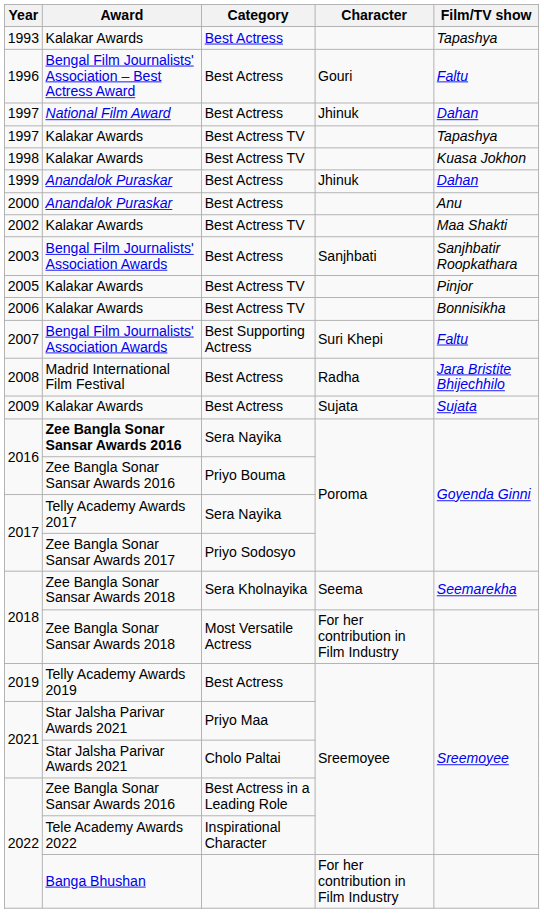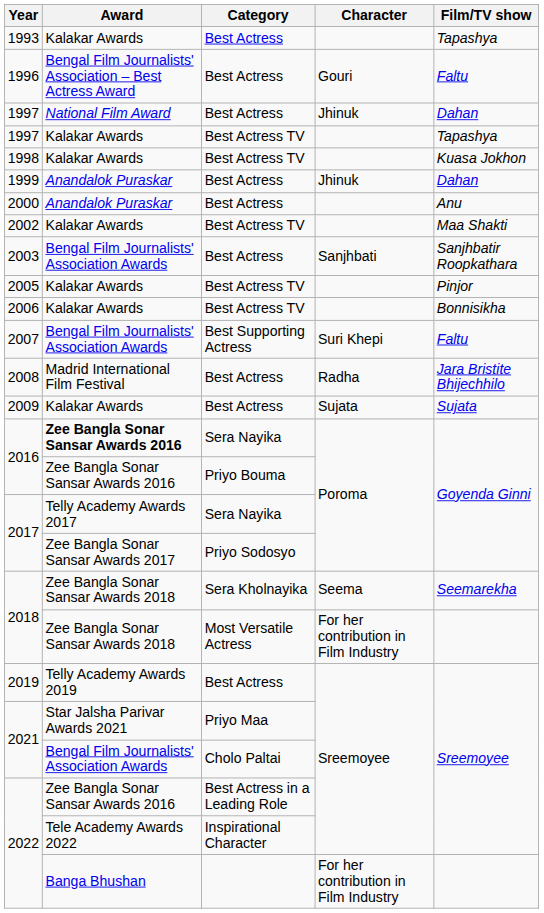(105, 758) Star Jalsha Parivar Awards 2021 -> (120, 758) Bengal Film Journalists' Association Awards
